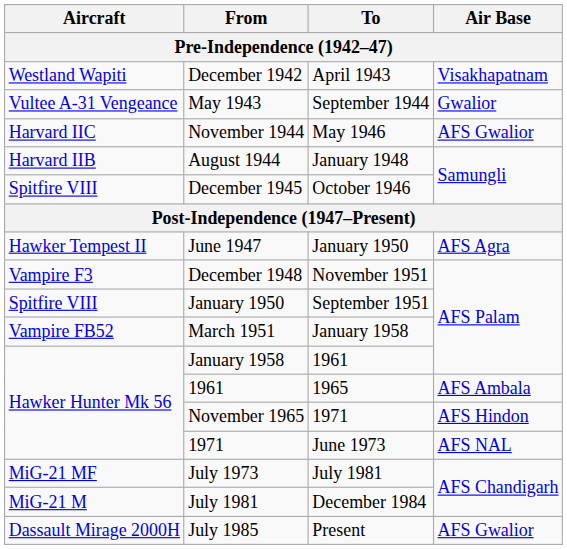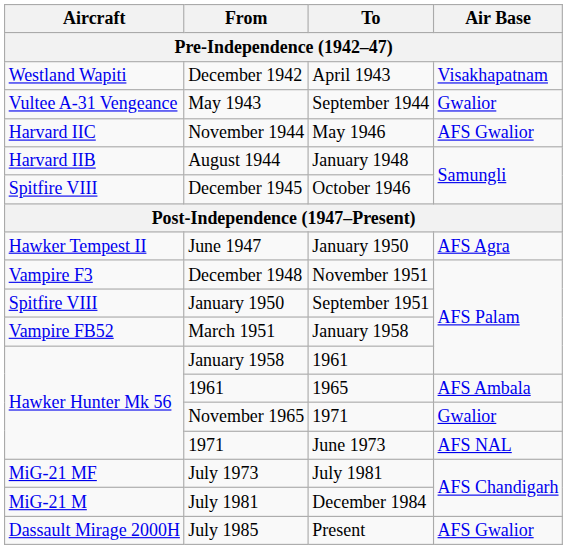(483, 416) AFS Hindon -> (467, 416) Gwalior
